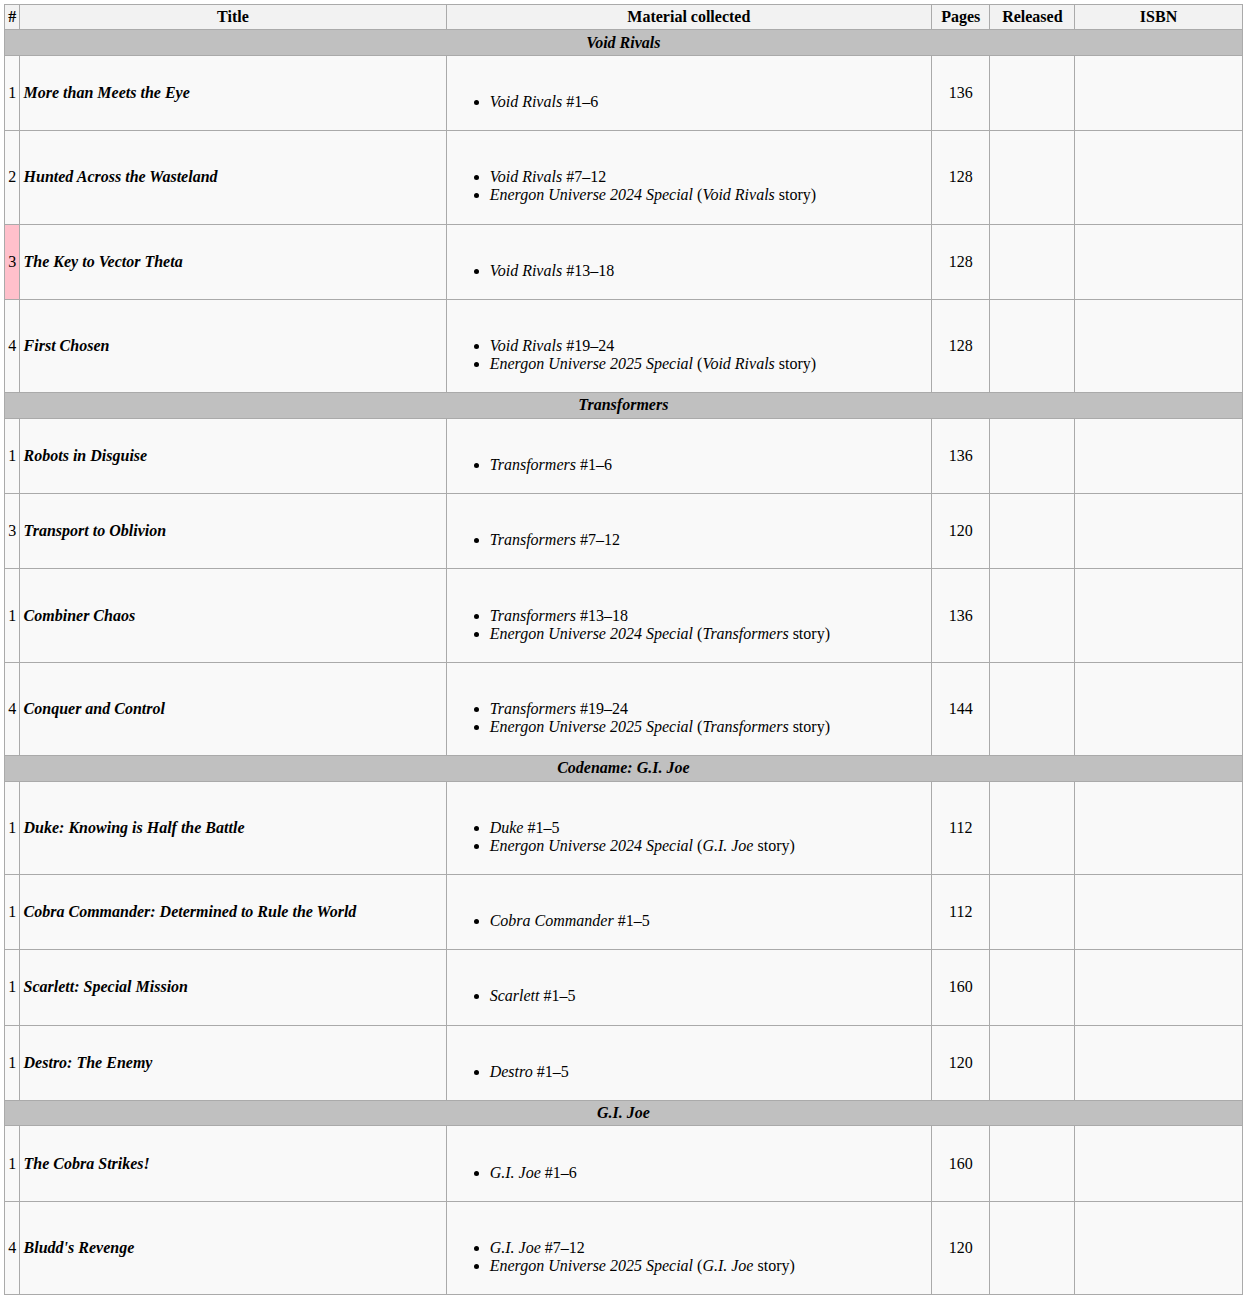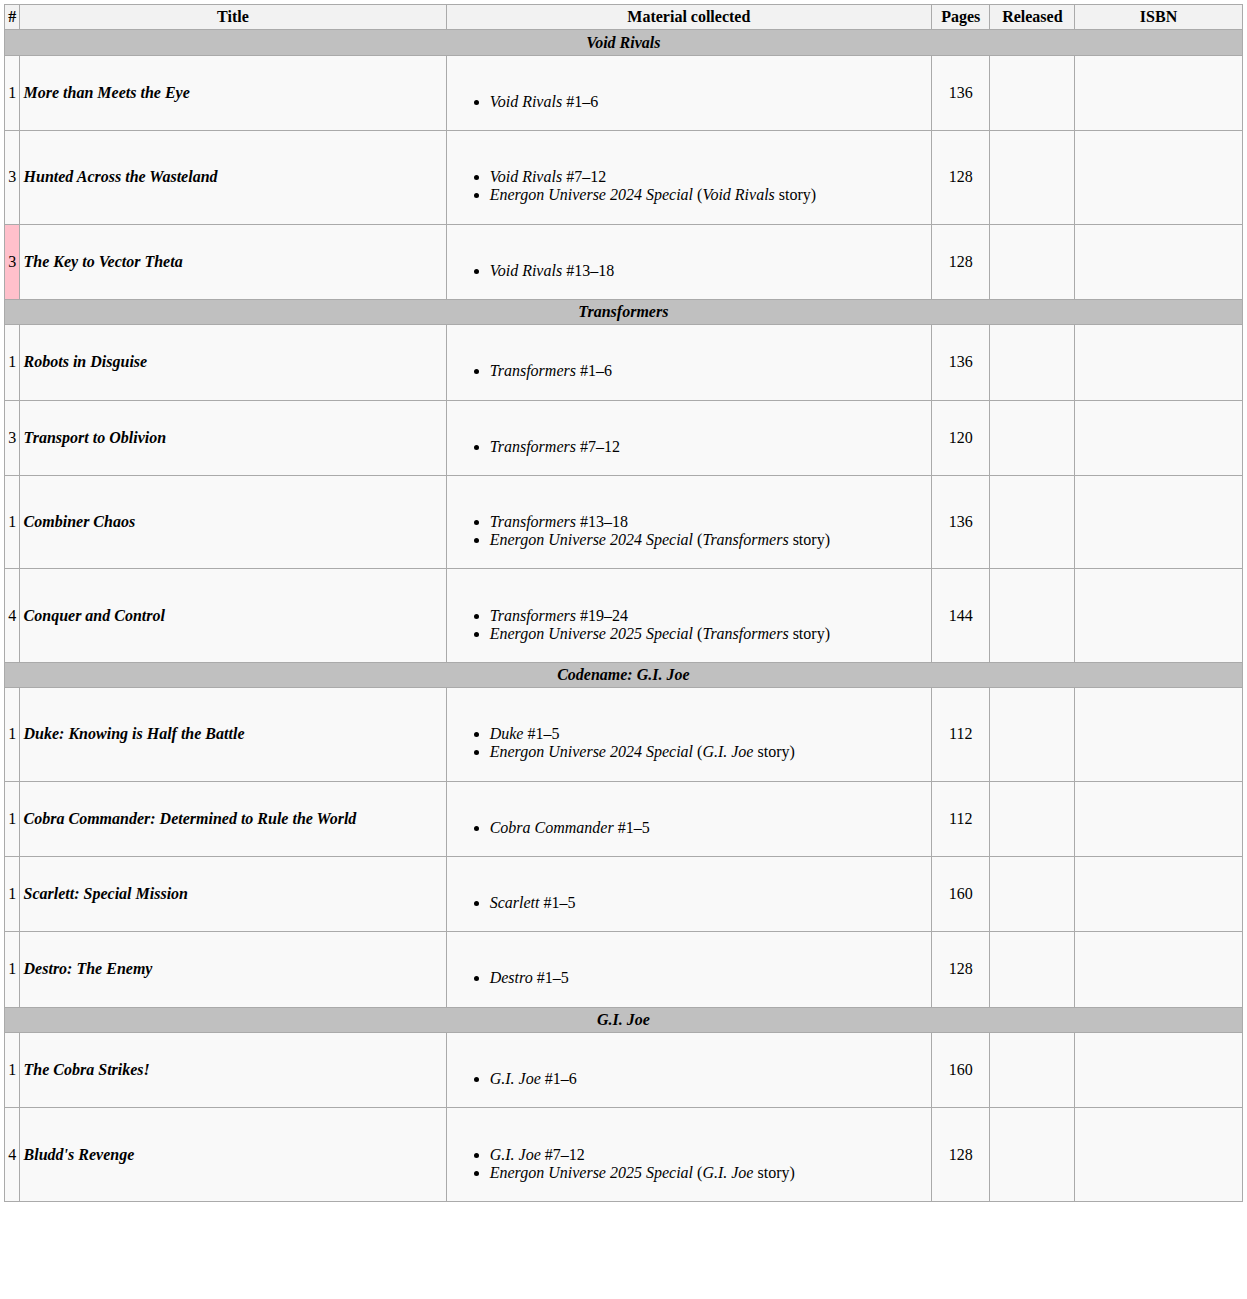(12, 177) 2 -> (12, 177) 3
- row: (66, 346)
(961, 1062) 120 -> (961, 969) 128
(961, 1247) 120 -> (961, 1154) 128
